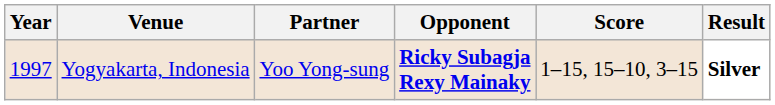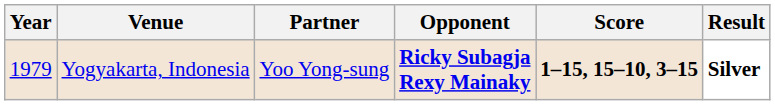(31, 69) 1997 -> (31, 69) 1979
(619, 69) normal -> (619, 69) bold
